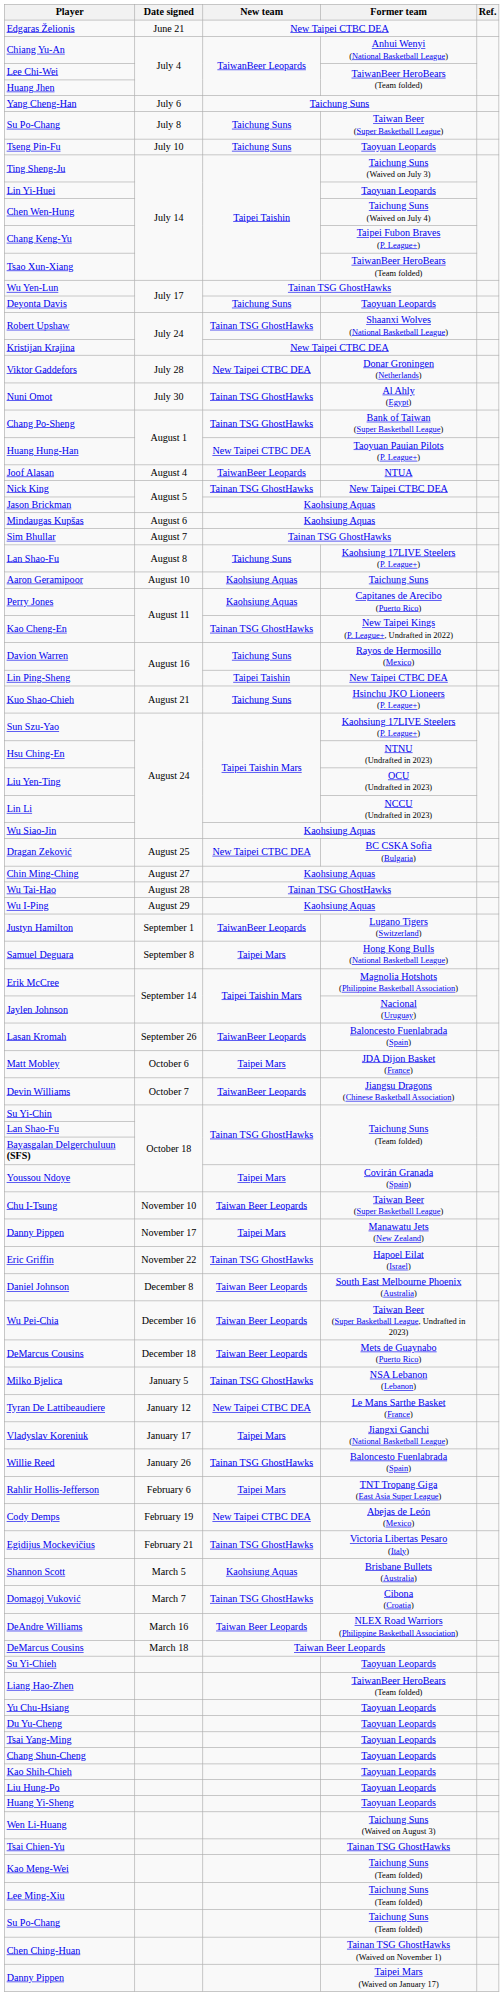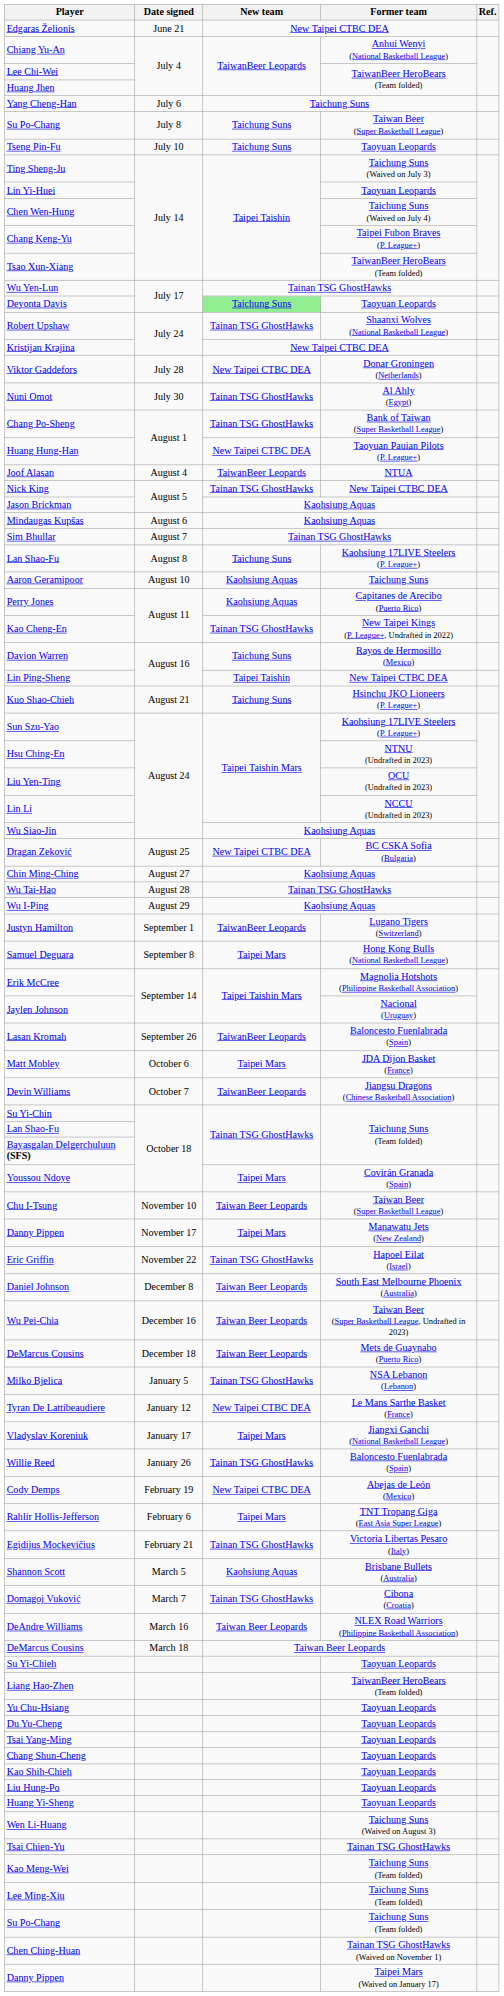(262, 304) no background -> (262, 304) lightgreen background
rows swapped: (53, 1490) <-> (33, 1517)
